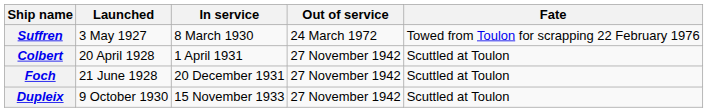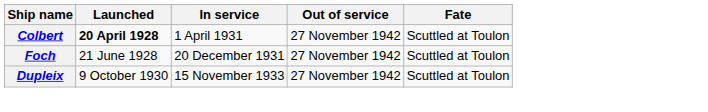- row: (40, 35)
(117, 55) normal -> (119, 35) bold
